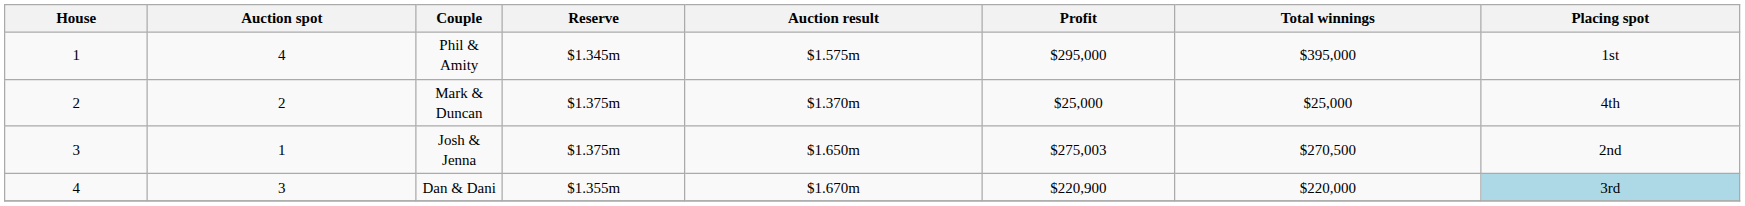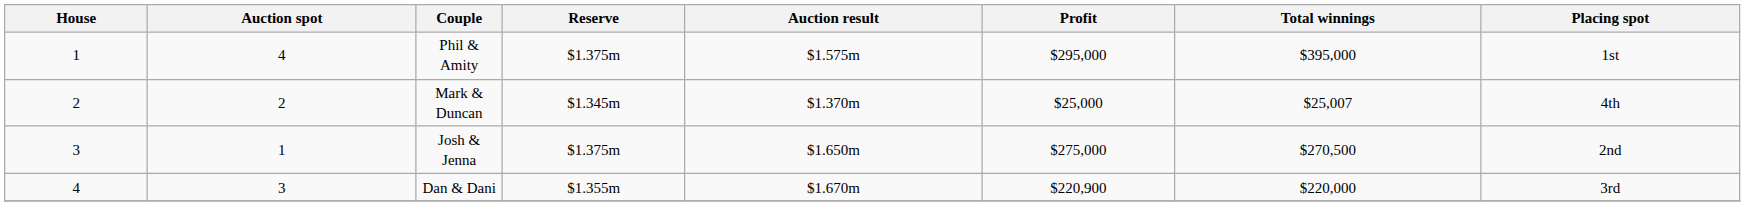(594, 55) $1.345m -> (594, 55) $1.375m
(594, 103) $1.375m -> (594, 103) $1.345m
(1328, 103) $25,000 -> (1328, 103) $25,007
(1078, 150) $275,003 -> (1078, 150) $275,000
(1610, 187) lightblue background -> (1610, 187) no background
